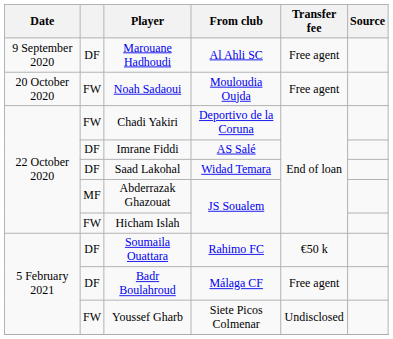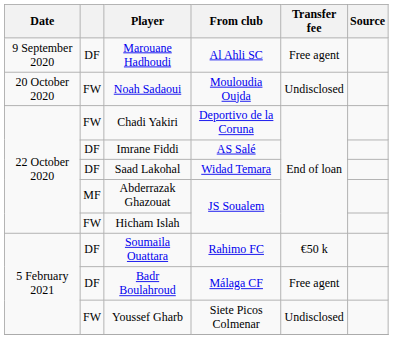(314, 88) Free agent -> (314, 88) Undisclosed
